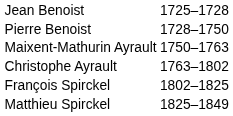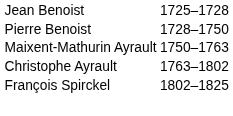- row: (57, 104)
